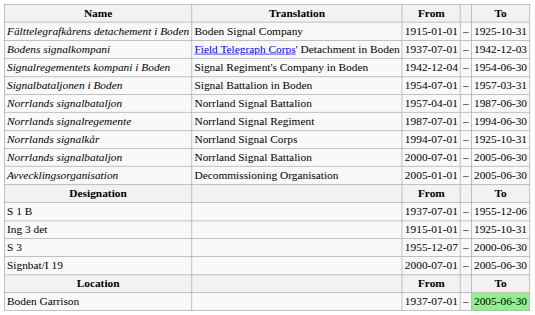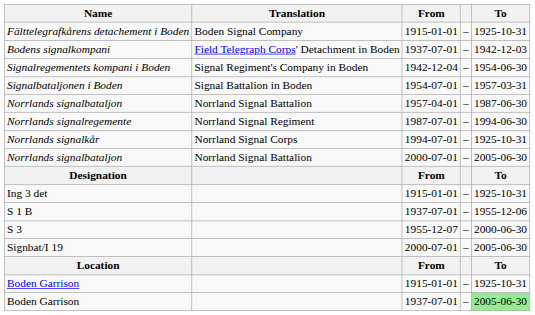- row: (63, 175)
rows swapped: (27, 229) <-> (20, 211)
+ row: (43, 283)
